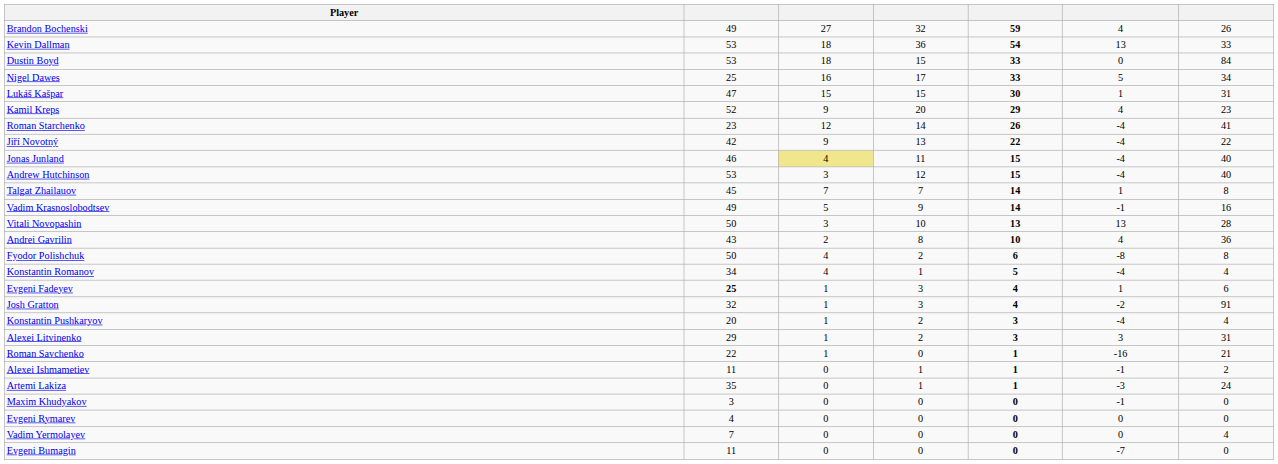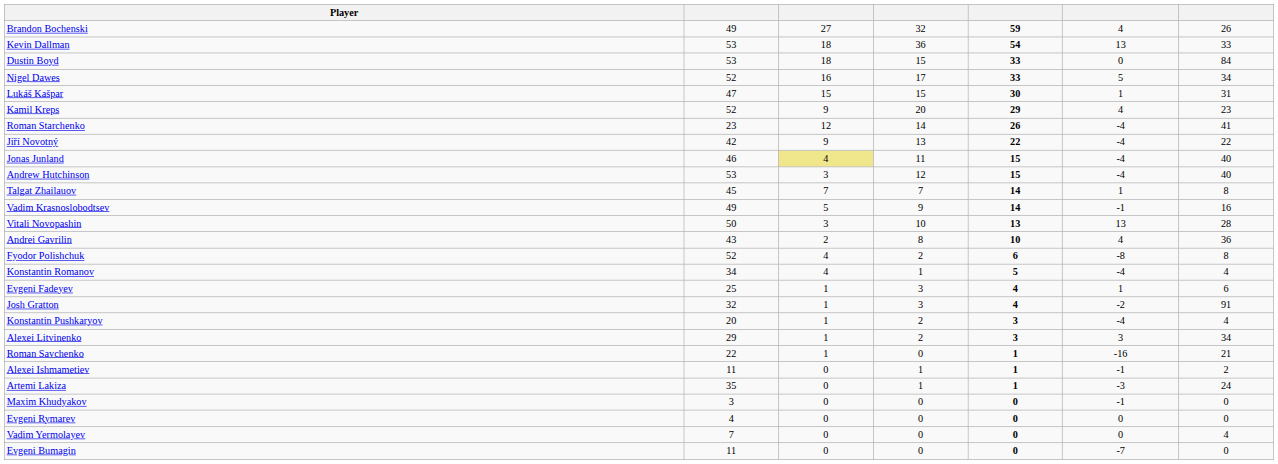(731, 77) 25 -> (731, 77) 52
(731, 256) 50 -> (731, 256) 52
(731, 288) bold -> (731, 288) normal
(1226, 337) 31 -> (1226, 337) 34
